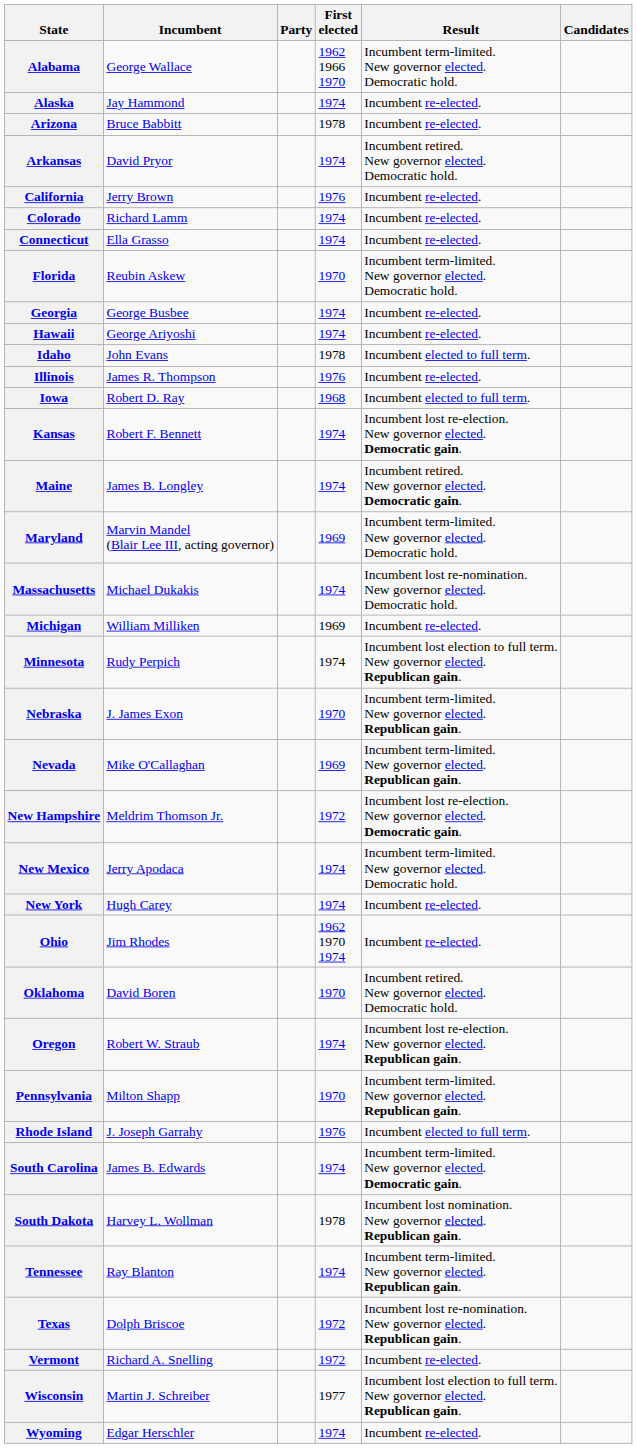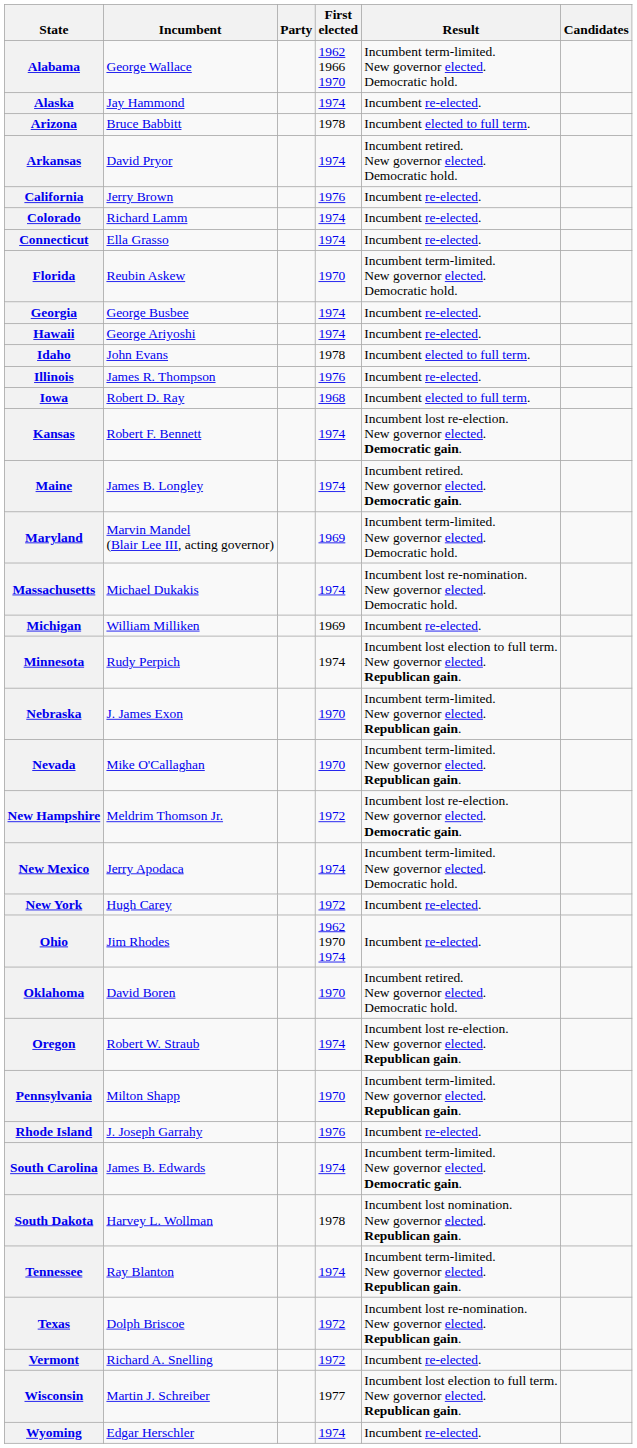(423, 124) Incumbent re-elected. -> (447, 124) Incumbent elected to full term.
(332, 765) 1969 -> (332, 765) 1970
(332, 904) 1974 -> (332, 904) 1972
(447, 1132) Incumbent elected to full term. -> (423, 1132) Incumbent re-elected.
